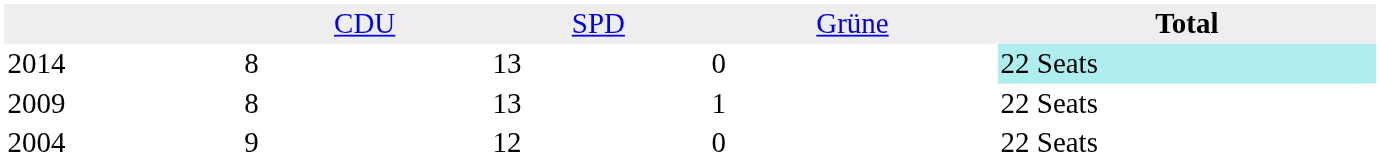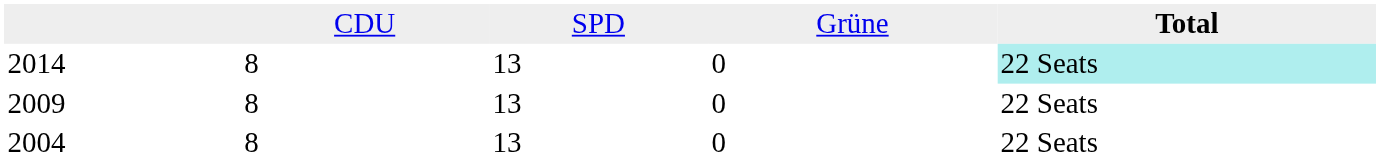(719, 103) 1 -> (719, 103) 0
(251, 142) 9 -> (251, 142) 8
(507, 142) 12 -> (507, 142) 13
